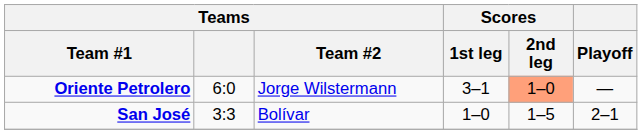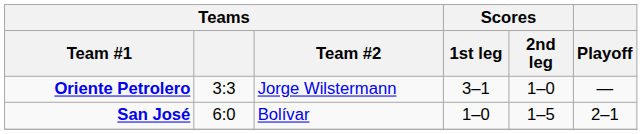(224, 89) 6:0 -> (224, 89) 3:3
(541, 89) lightsalmon background -> (541, 89) no background
(224, 115) 3:3 -> (224, 115) 6:0
